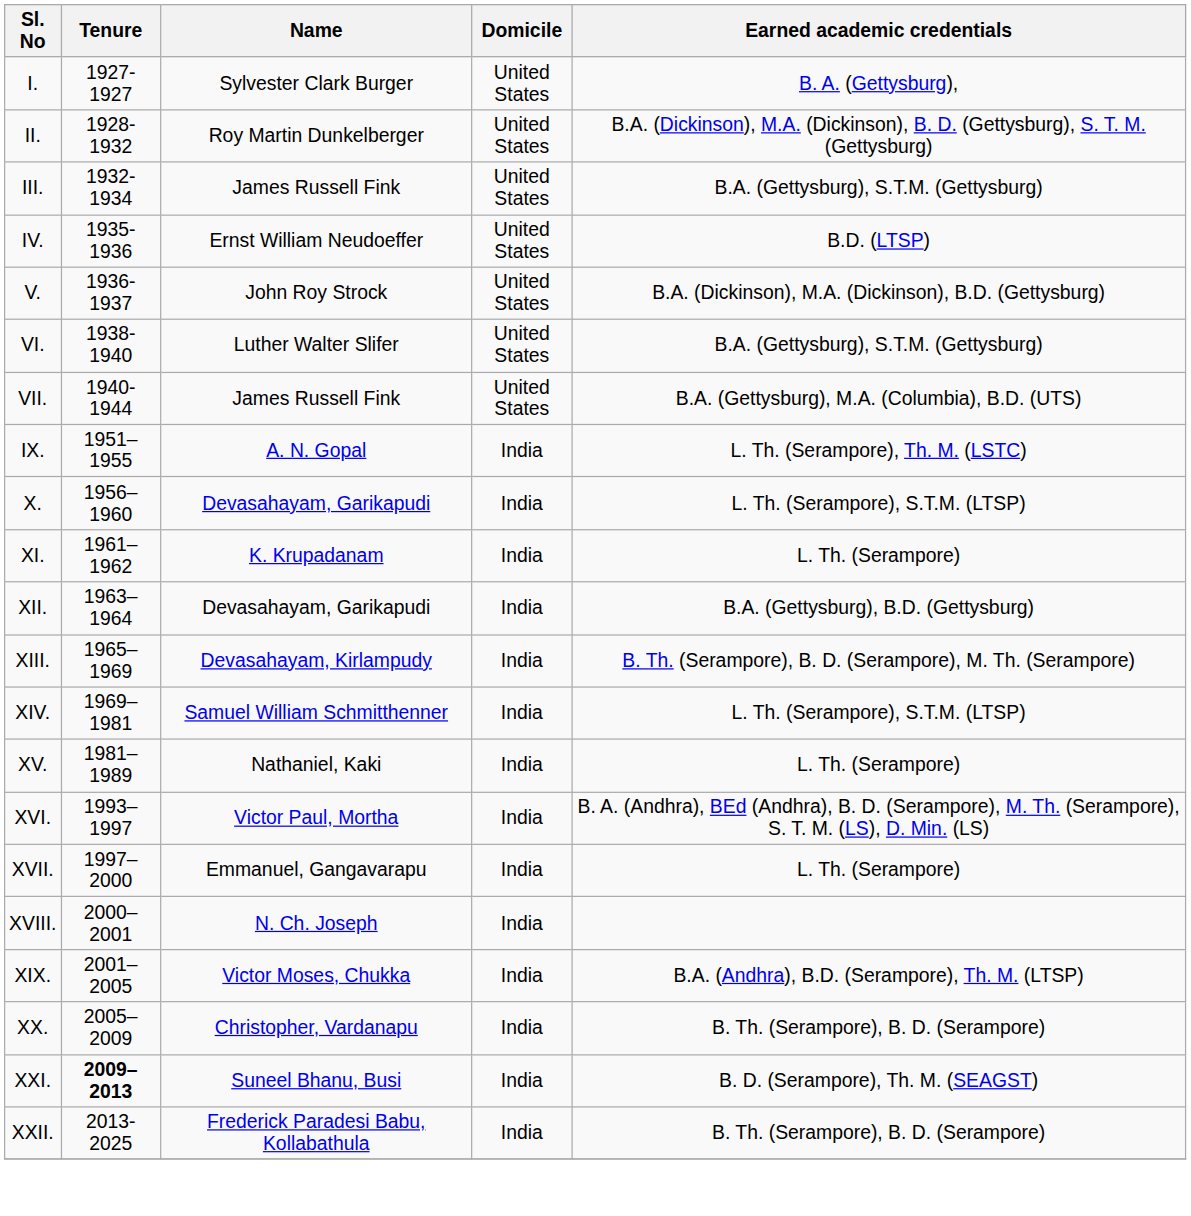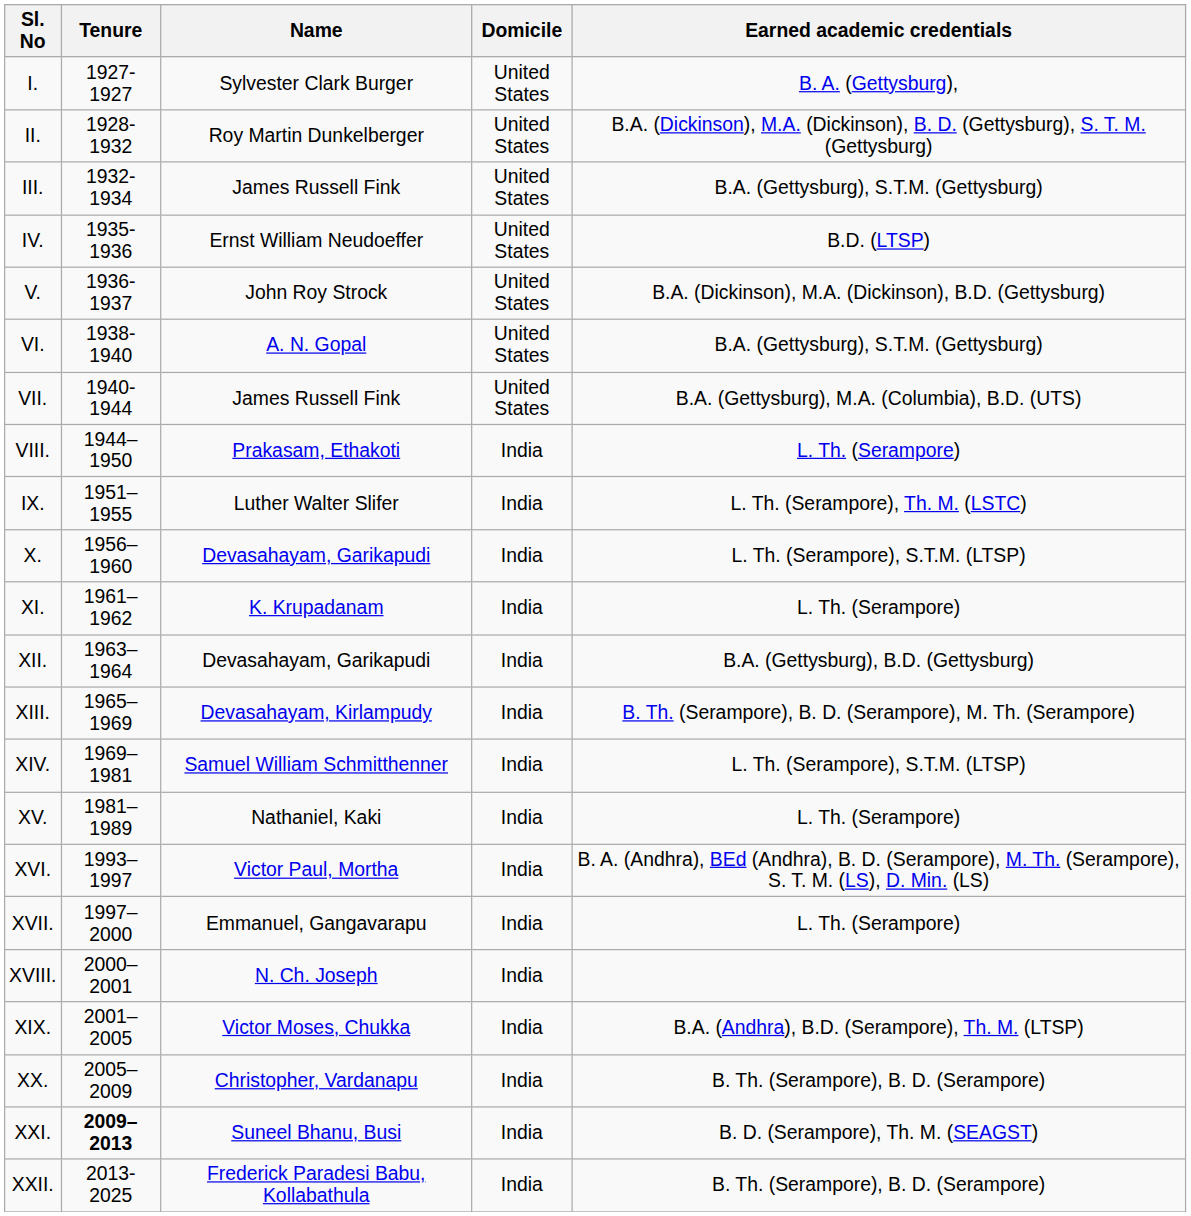(316, 345) Luther Walter Slifer -> (316, 345) A. N. Gopal
+ row: (33, 450)
(316, 450) A. N. Gopal -> (316, 503) Luther Walter Slifer
